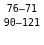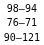+ row: (22, 8)
